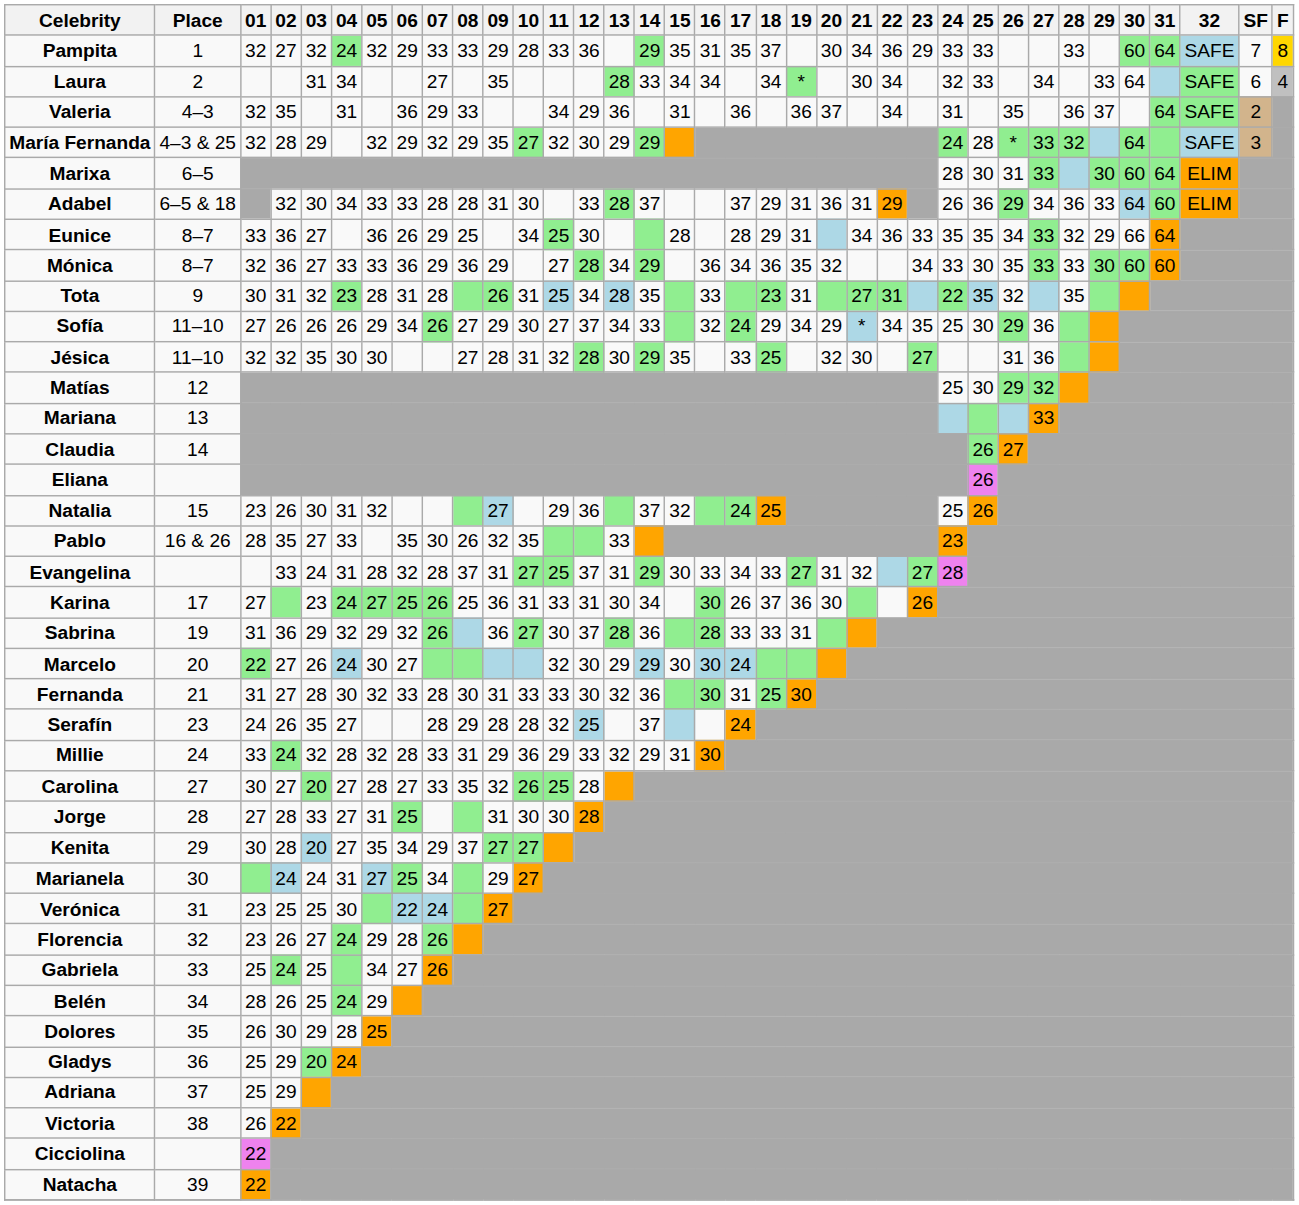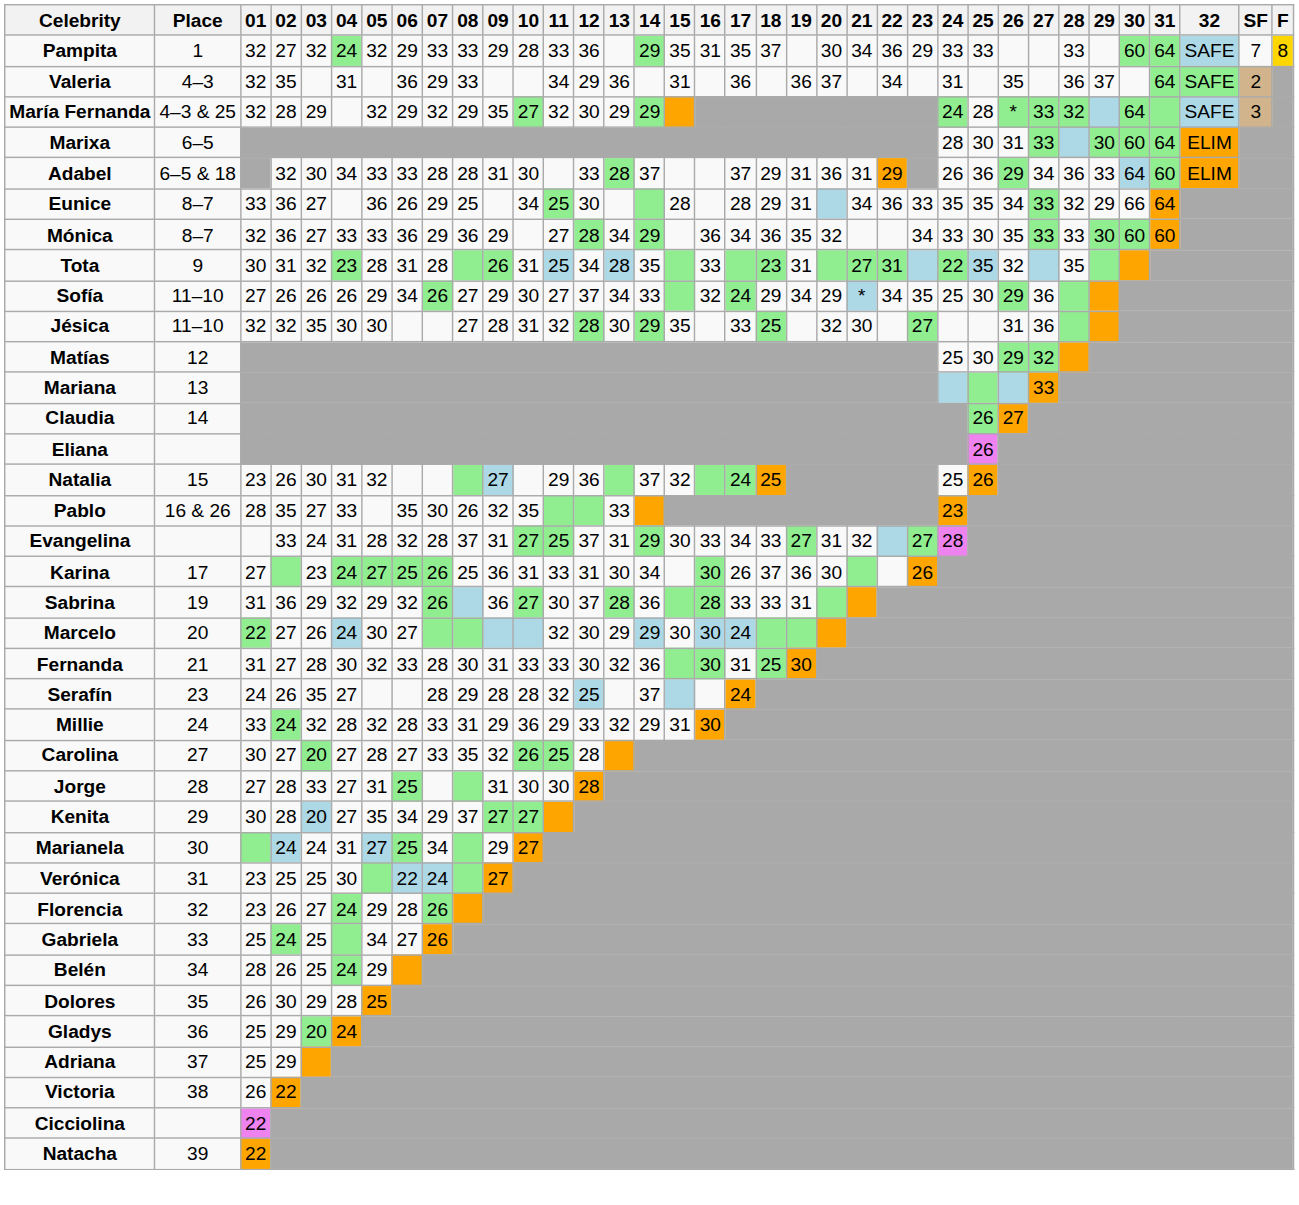- row: (80, 82)
